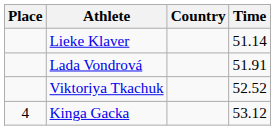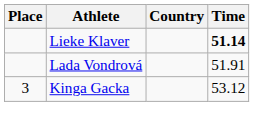(250, 40) normal -> (228, 40) bold
- row: (107, 88)
(25, 112) 4 -> (25, 88) 3
